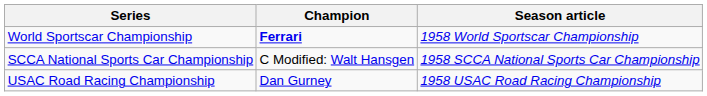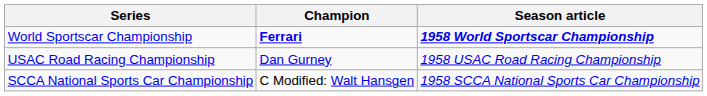(530, 37) normal -> (537, 37) bold
rows swapped: (111, 80) <-> (130, 59)
